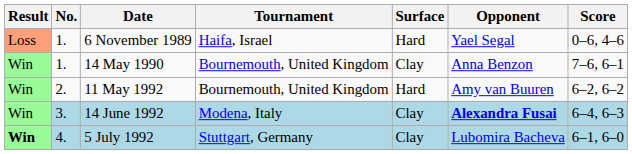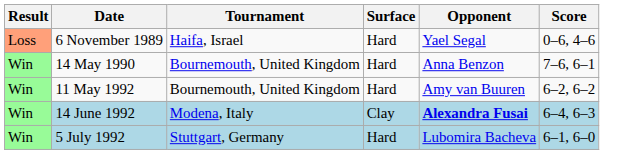- column: (66, 16)
(410, 64) Clay -> (382, 64) Hard
(21, 137) bold -> (20, 137) normal
(410, 137) Clay -> (382, 137) Hard
